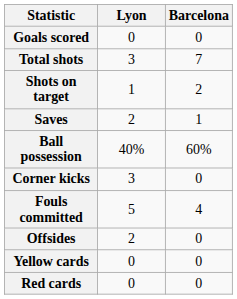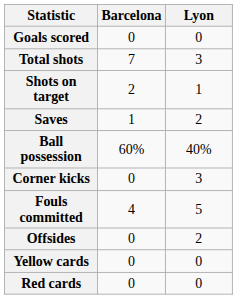columns swapped: (199, 15) <-> (132, 15)
